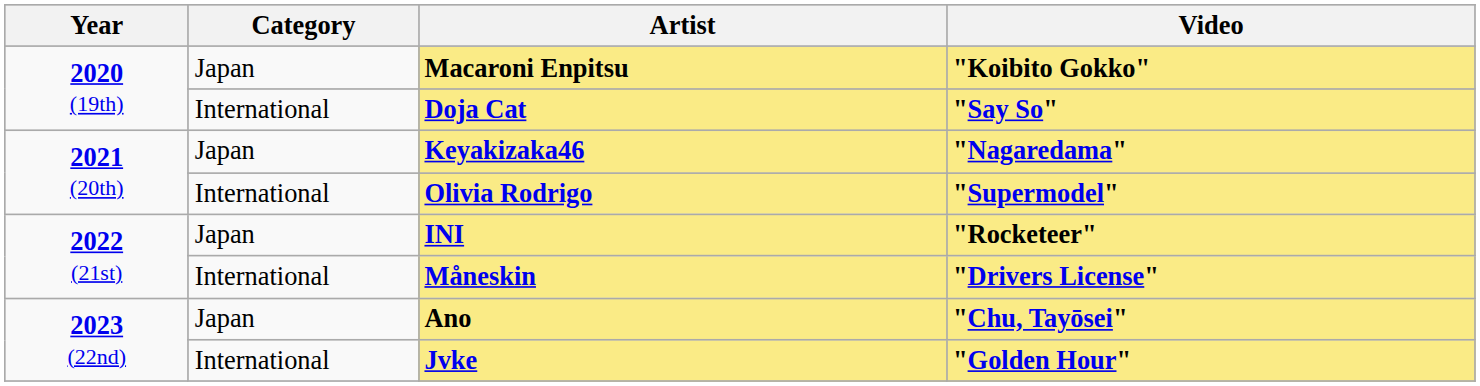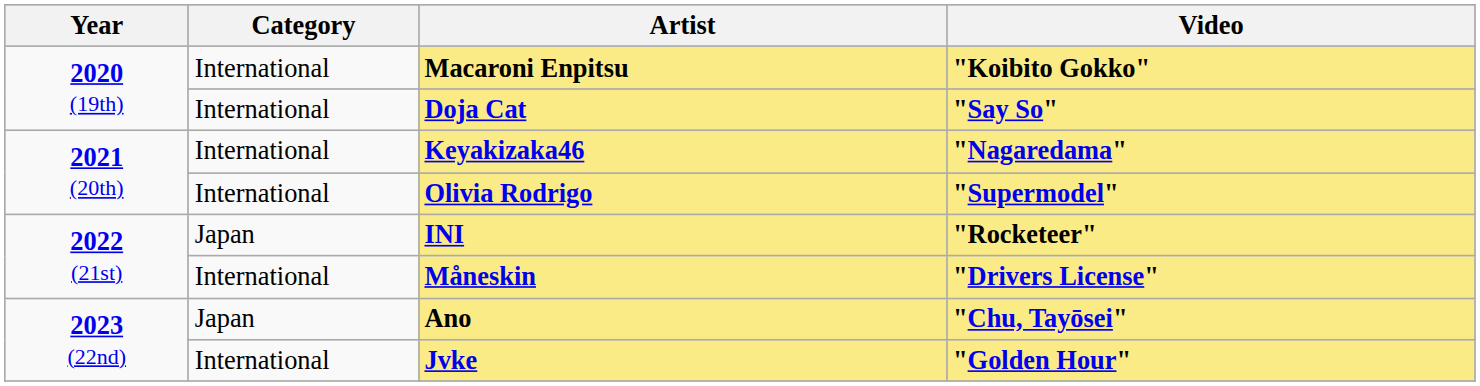(225, 67) Japan -> (262, 67) International
(225, 151) Japan -> (262, 151) International
